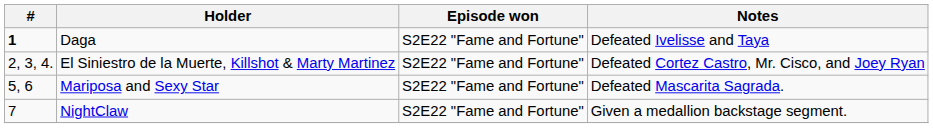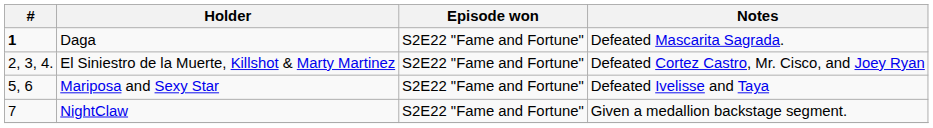(680, 39) Defeated Ivelisse and Taya -> (687, 39) Defeated Mascarita Sagrada.
(687, 87) Defeated Mascarita Sagrada. -> (680, 87) Defeated Ivelisse and Taya
